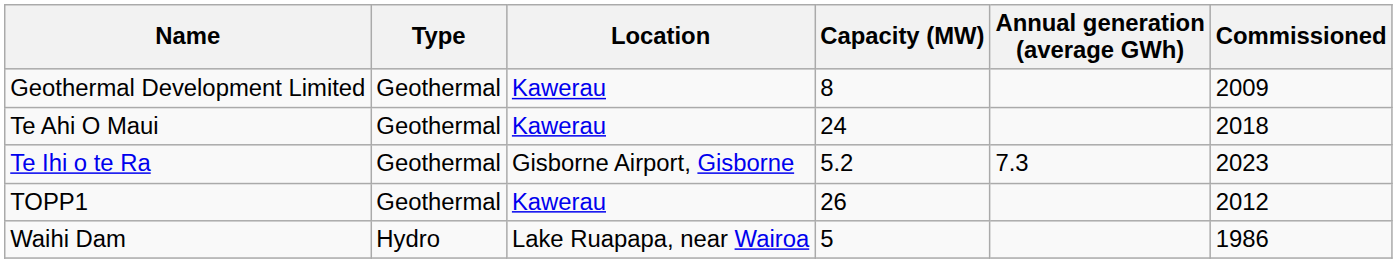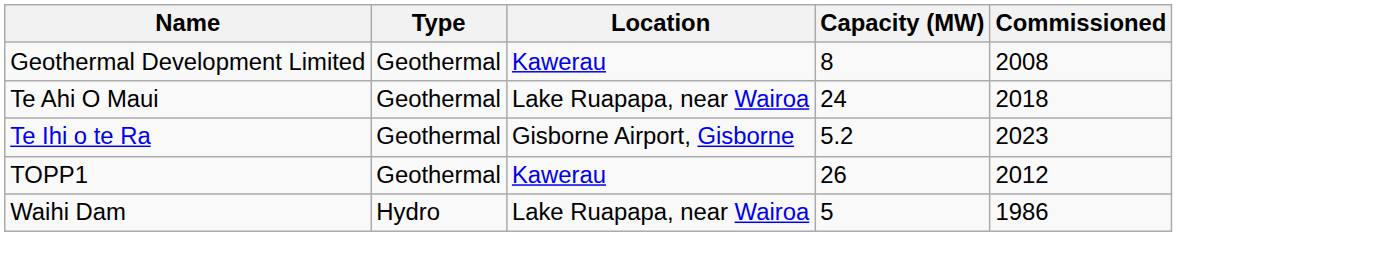- column: (1100, 36)
(1242, 88) 2009 -> (1022, 61) 2008
(559, 125) Kawerau -> (661, 99) Lake Ruapapa, near Wairoa
